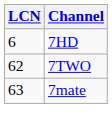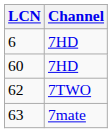+ row: (16, 66)
